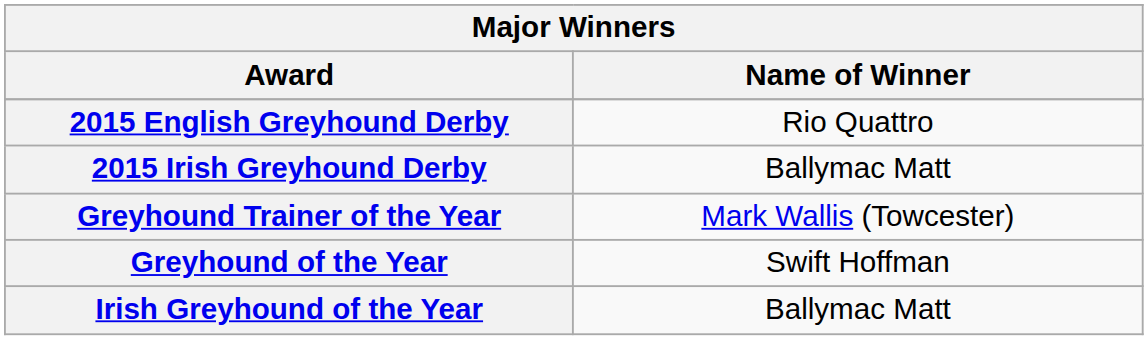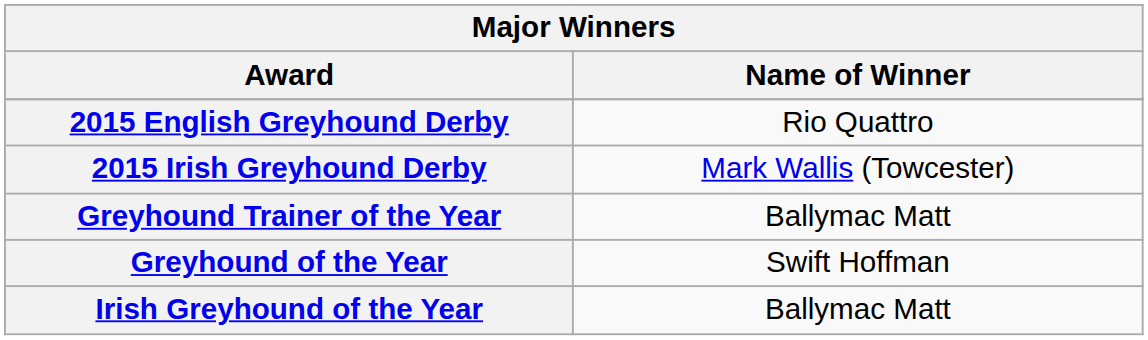(858, 168) Ballymac Matt -> (858, 168) Mark Wallis (Towcester)
(858, 215) Mark Wallis (Towcester) -> (858, 215) Ballymac Matt
